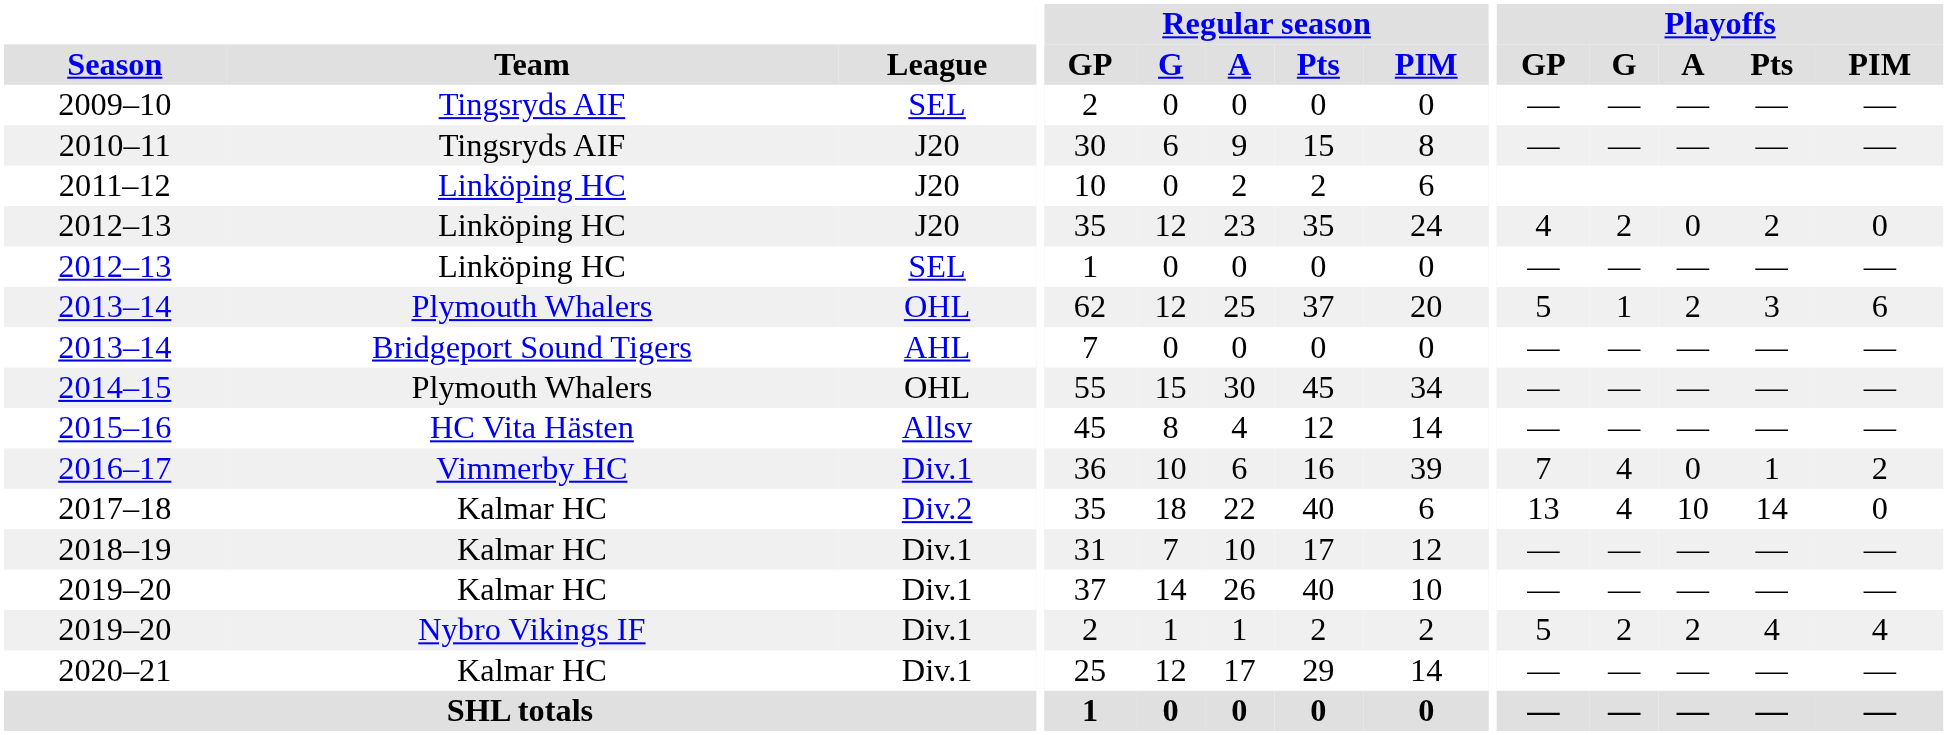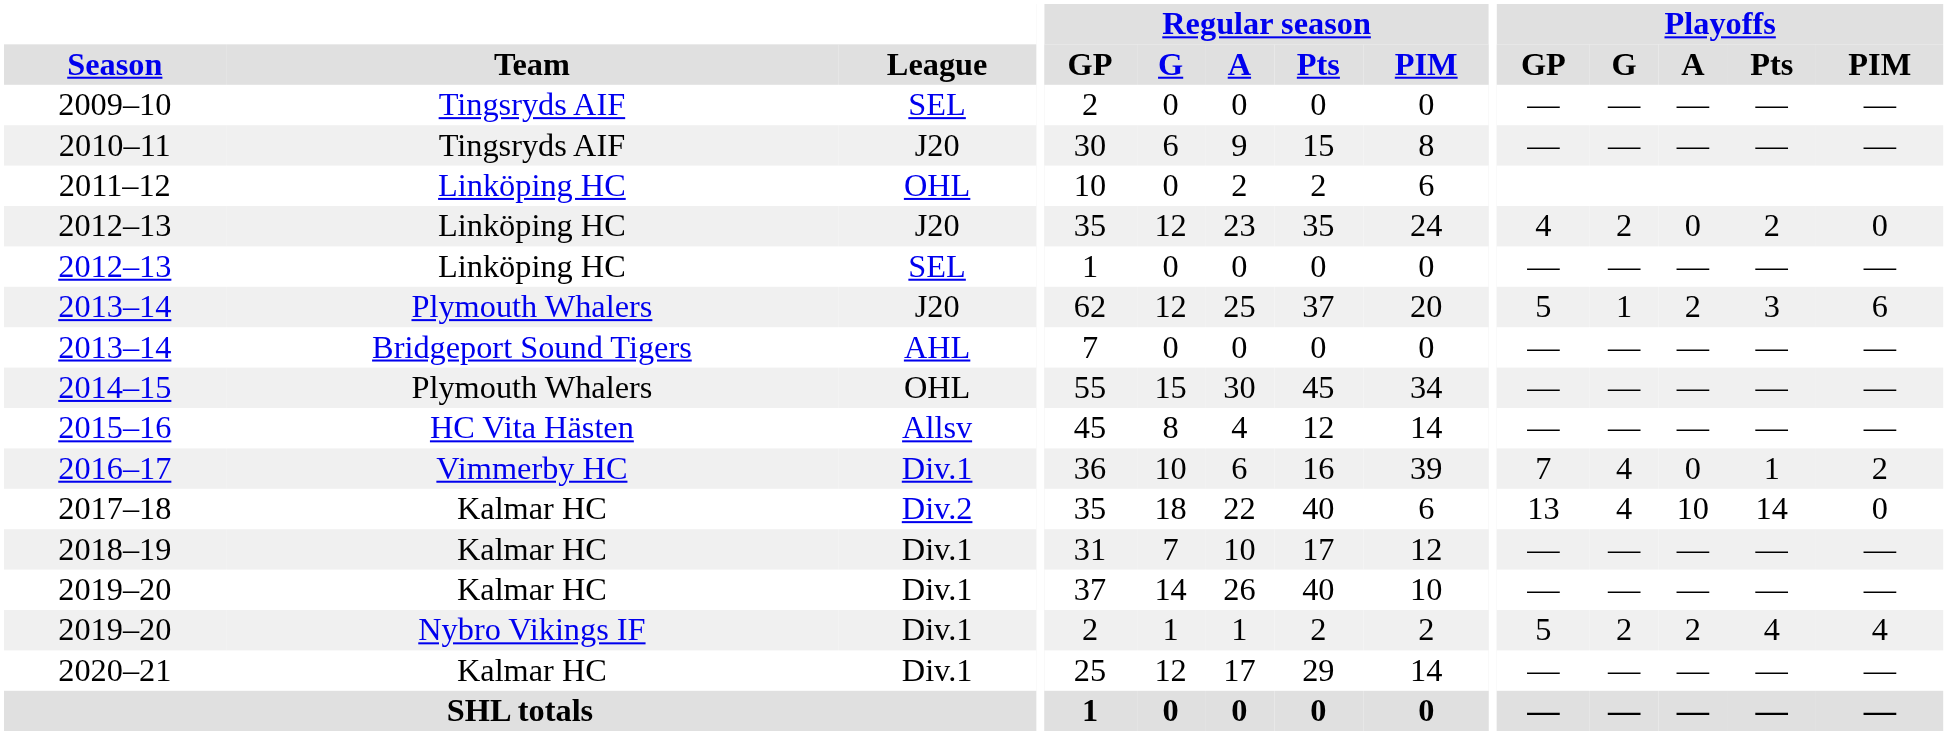(937, 185) J20 -> (937, 185) OHL
(937, 306) OHL -> (937, 306) J20
